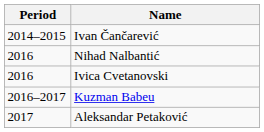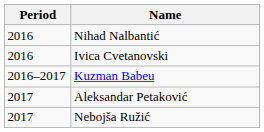- row: (116, 35)
+ row: (112, 117)
